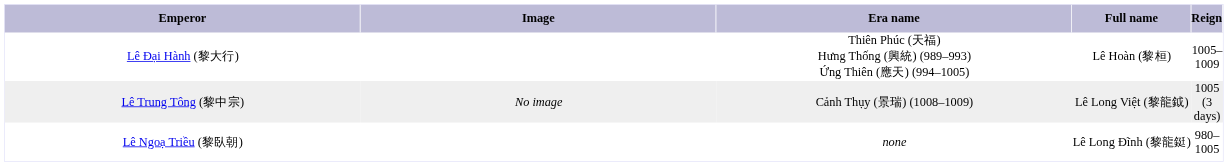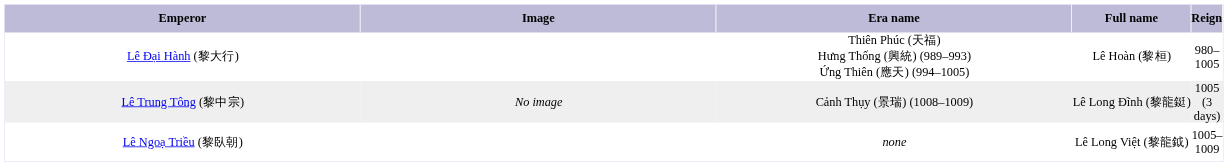(1207, 56) 1005–1009 -> (1207, 56) 980–1005
(1132, 101) Lê Long Việt (黎龍鉞) -> (1132, 101) Lê Long Đĩnh (黎龍鋌)
(1132, 141) Lê Long Đĩnh (黎龍鋌) -> (1132, 141) Lê Long Việt (黎龍鉞)
(1207, 141) 980–1005 -> (1207, 141) 1005–1009
